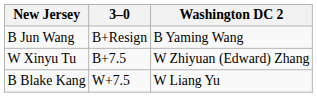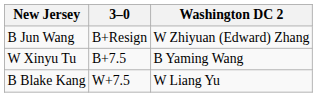(198, 37) B Yaming Wang -> (231, 37) W Zhiyuan (Edward) Zhang
(231, 59) W Zhiyuan (Edward) Zhang -> (198, 59) B Yaming Wang
